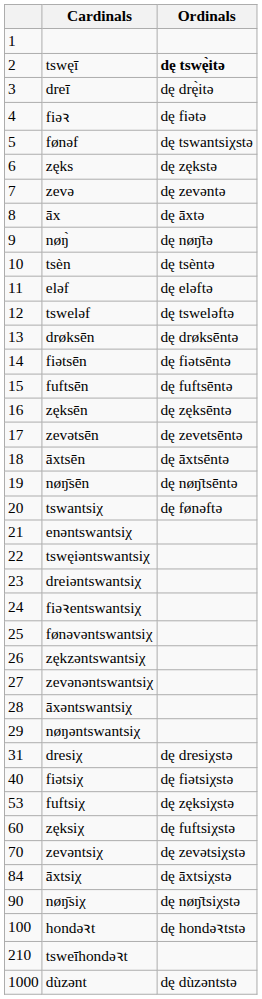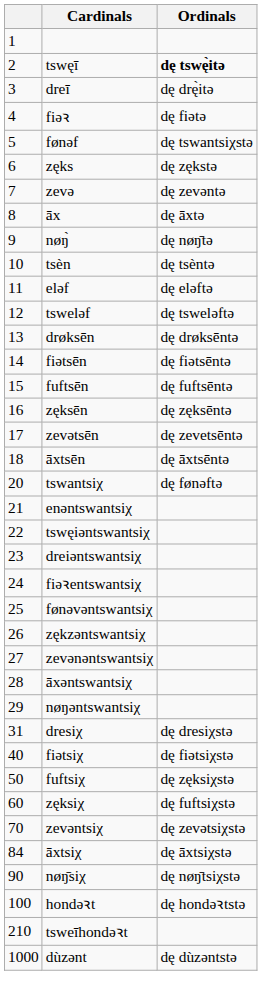- row: (68, 483)
(16, 803) 53 -> (16, 779) 50
